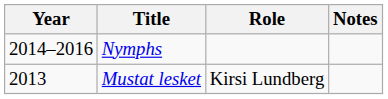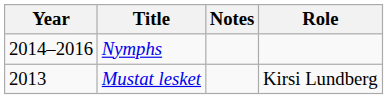columns swapped: (267, 19) <-> (355, 19)
